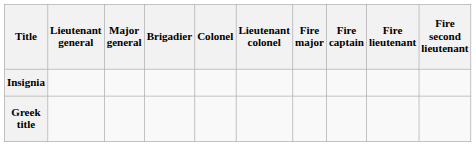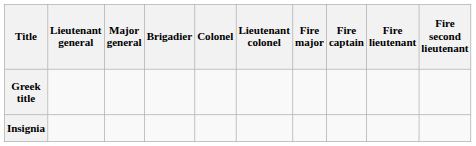rows swapped: (26, 118) <-> (26, 82)
